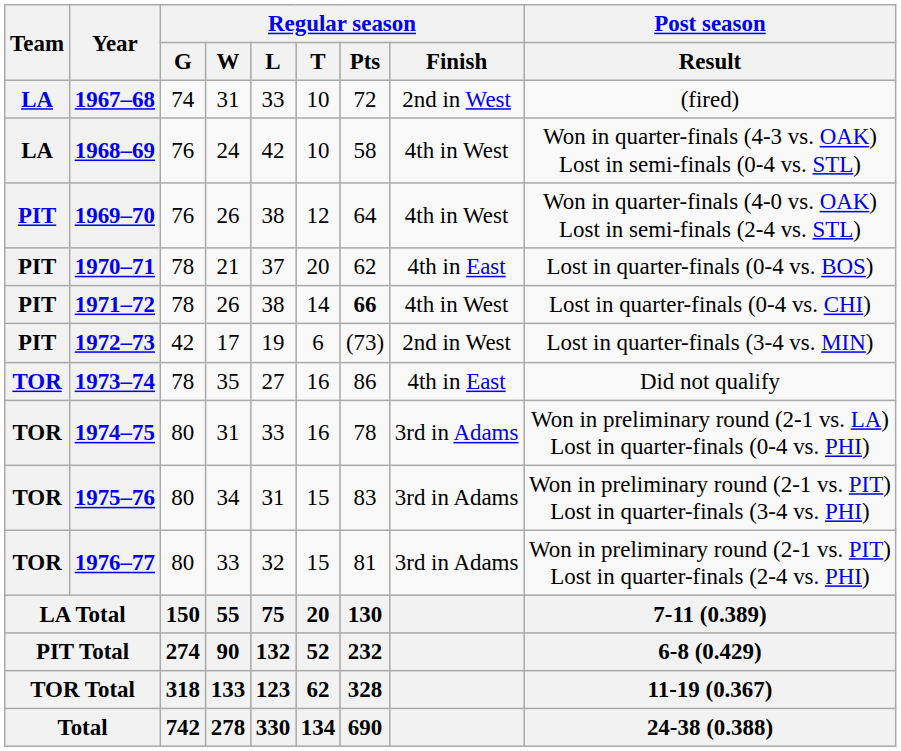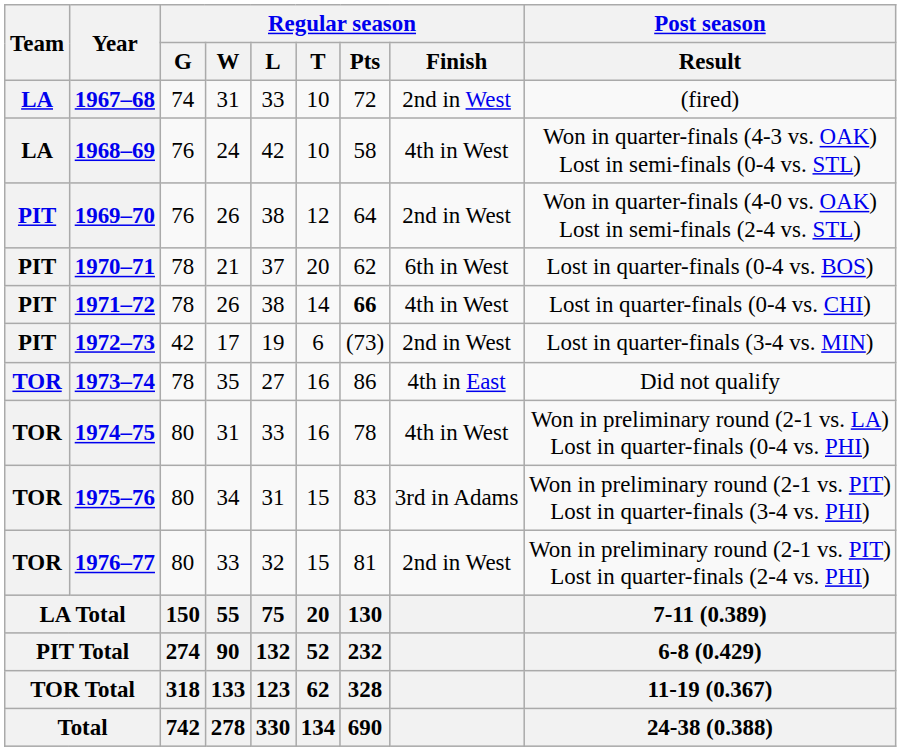(457, 215) 4th in West -> (457, 215) 2nd in West
(457, 267) 4th in East -> (457, 267) 6th in West
(457, 432) 3rd in Adams -> (457, 432) 4th in West
(457, 562) 3rd in Adams -> (457, 562) 2nd in West
